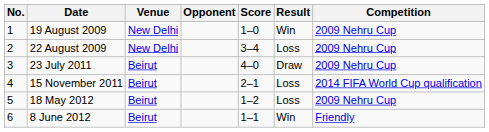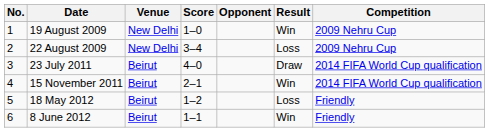columns swapped: (209, 13) <-> (256, 13)
(356, 65) 2009 Nehru Cup -> (399, 65) 2014 FIFA World Cup qualification
(288, 83) Loss -> (286, 83) Win
(356, 100) 2009 Nehru Cup -> (335, 100) Friendly
